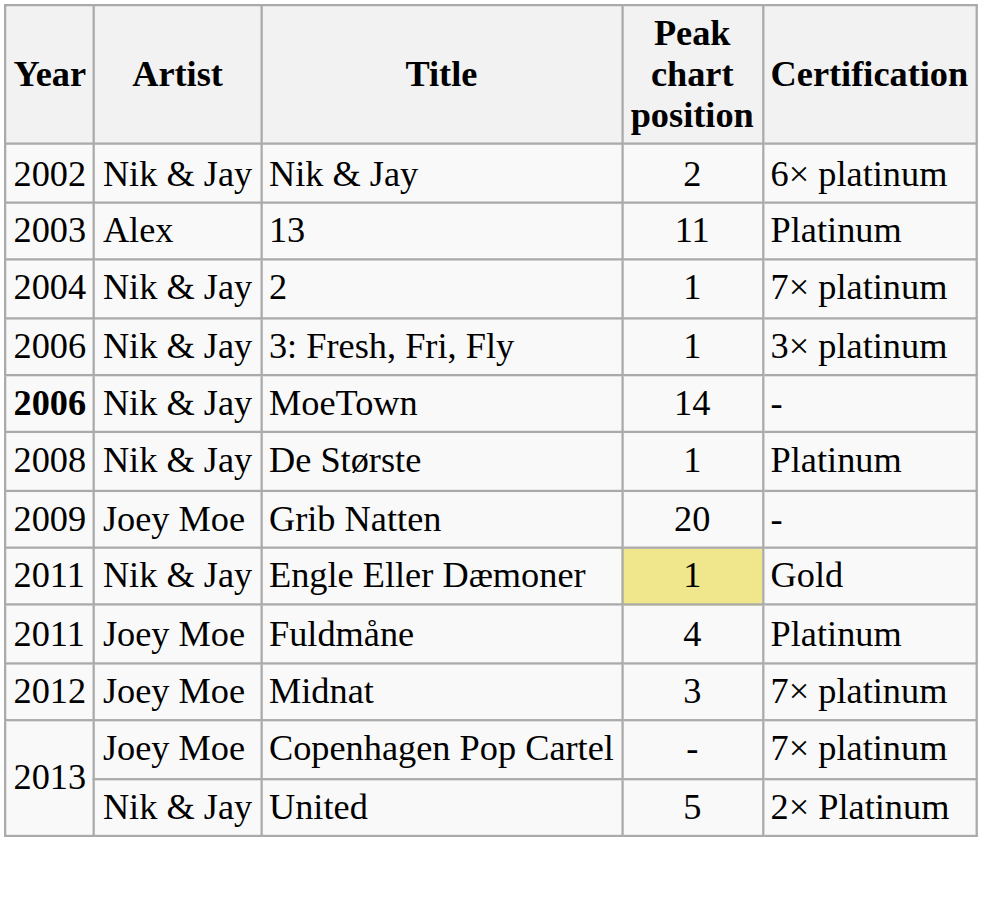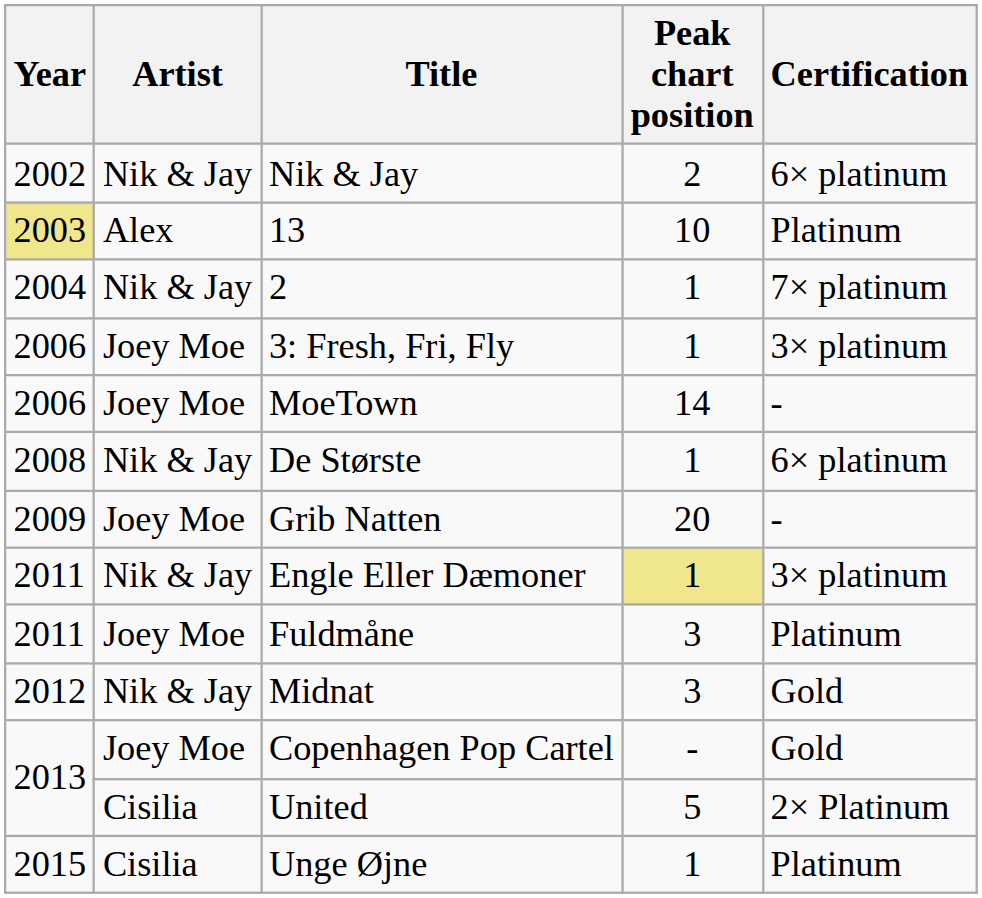(50, 230) no background -> (50, 230) khaki background
(692, 230) 11 -> (692, 230) 10
(178, 345) Nik & Jay -> (174, 345) Joey Moe
(50, 403) bold -> (50, 403) normal
(178, 403) Nik & Jay -> (174, 403) Joey Moe
(836, 460) Platinum -> (859, 460) 6× platinum
(807, 575) Gold -> (859, 575) 3× platinum
(692, 633) 4 -> (692, 633) 3
(174, 691) Joey Moe -> (178, 691) Nik & Jay
(859, 691) 7× platinum -> (807, 691) Gold
(859, 748) 7× platinum -> (807, 748) Gold
(178, 806) Nik & Jay -> (150, 806) Cisilia
+ row: (348, 863)
